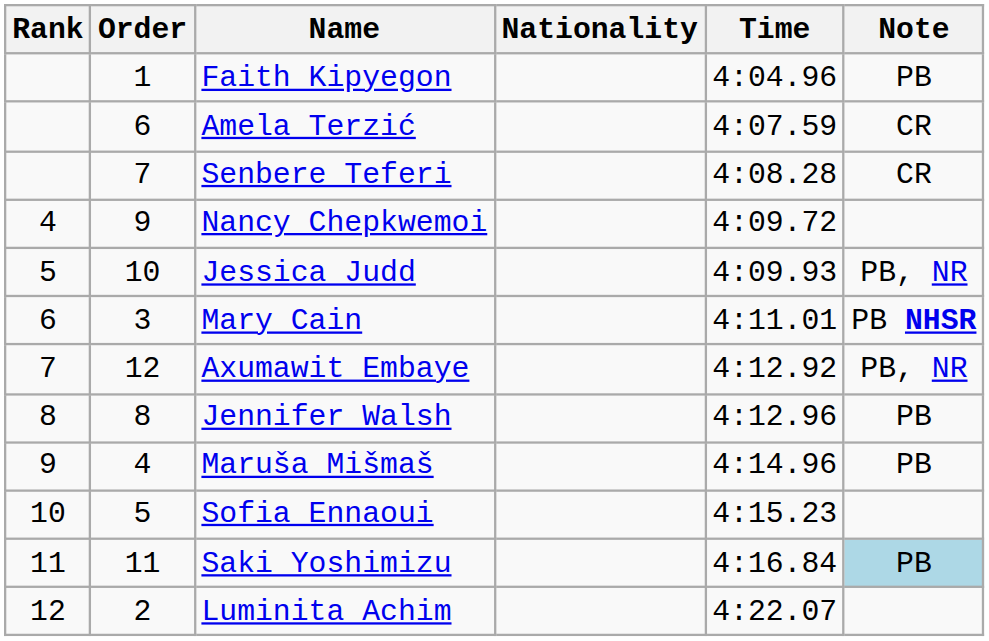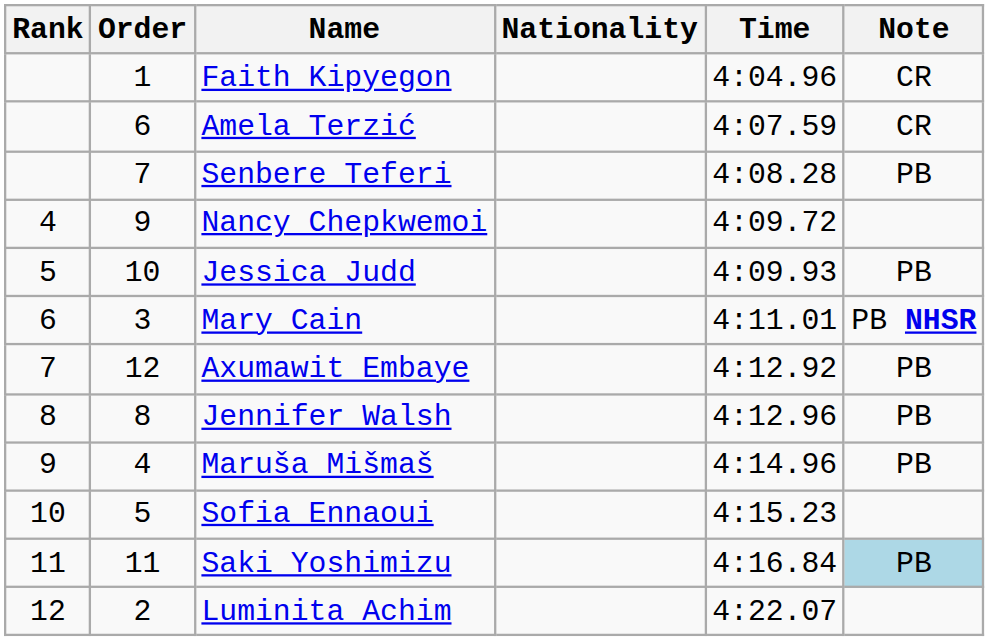(914, 78) PB -> (914, 78) CR
(914, 175) CR -> (914, 175) PB
(914, 272) PB, NR -> (914, 272) PB
(914, 369) PB, NR -> (914, 369) PB
